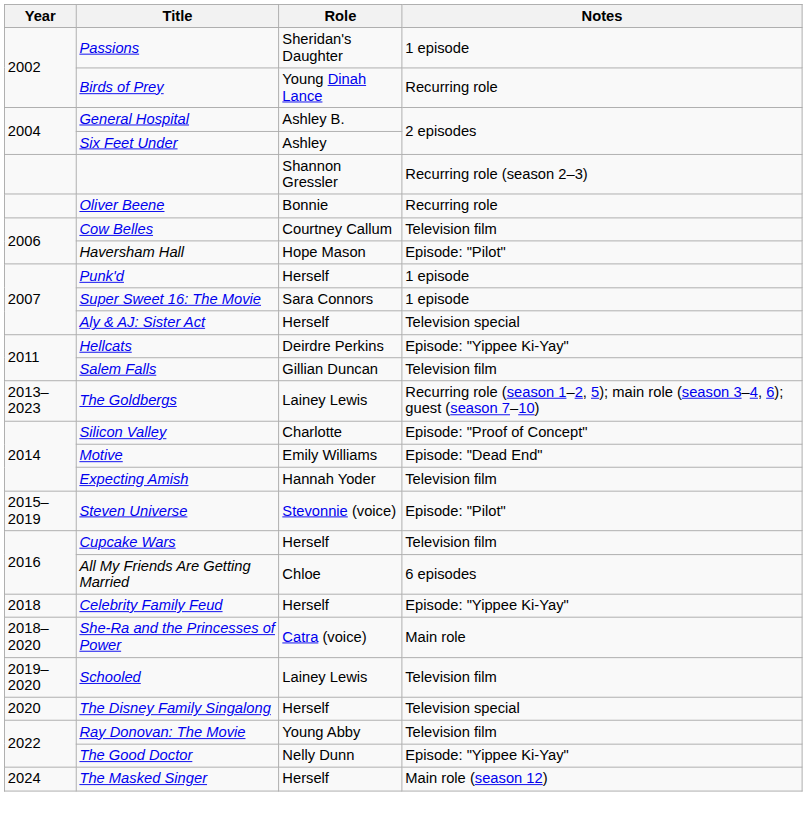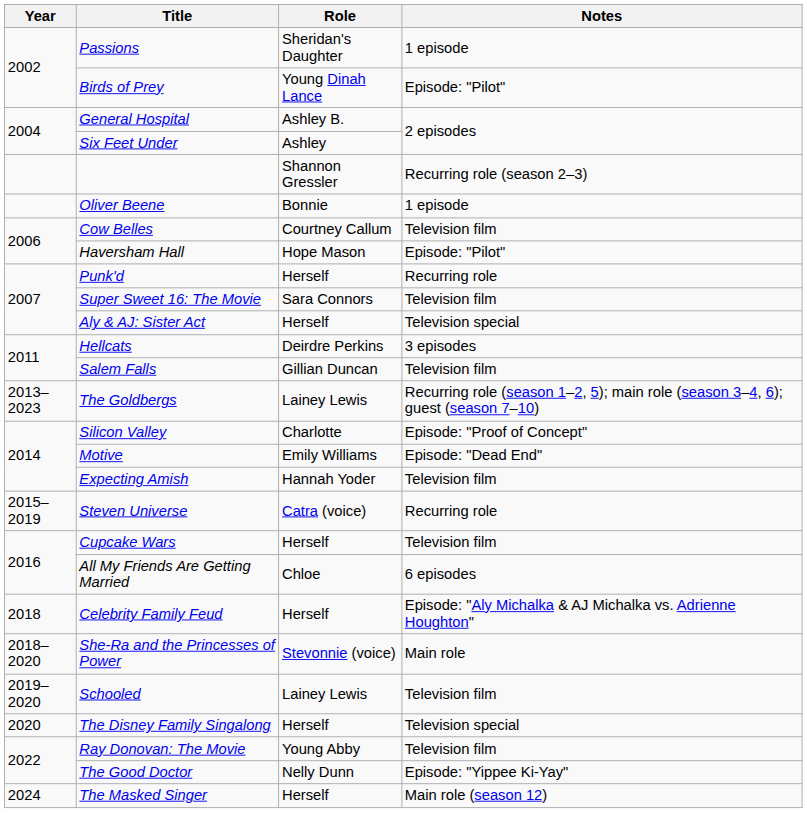(451, 87) Recurring role -> (455, 87) Episode: "Pilot"
(451, 205) Recurring role -> (437, 205) 1 episode
(437, 275) 1 episode -> (451, 275) Recurring role
(437, 299) 1 episode -> (451, 299) Television film
(487, 345) Episode: "Yippee Ki-Yay" -> (440, 345) 3 episodes
(339, 510) Stevonnie (voice) -> (324, 510) Catra (voice)
(455, 510) Episode: "Pilot" -> (451, 510) Recurring role
(487, 605) Episode: "Yippee Ki-Yay" -> (570, 614) Episode: "Aly Michalka & AJ Michalka vs. Adrienne Houghton"
(324, 637) Catra (voice) -> (339, 653) Stevonnie (voice)
